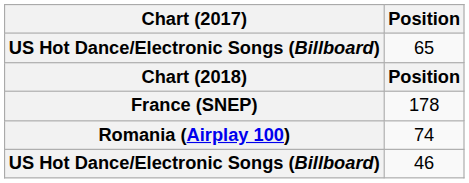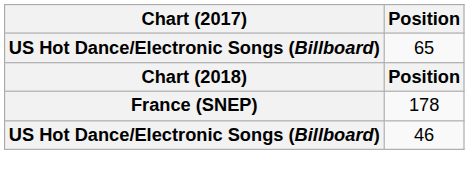- row: (424, 134)
